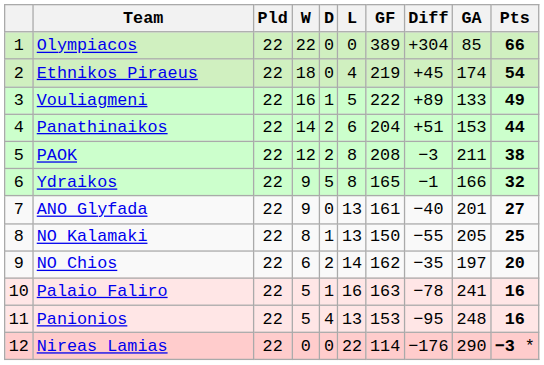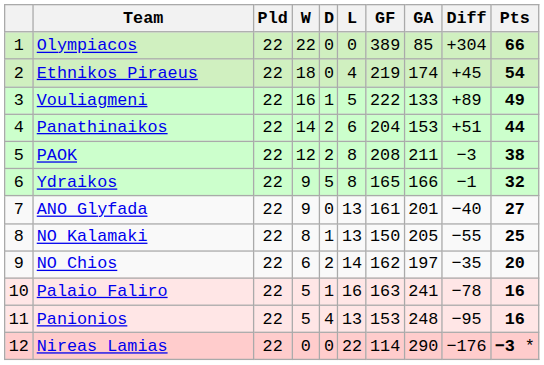columns swapped: (472, 18) <-> (428, 18)
